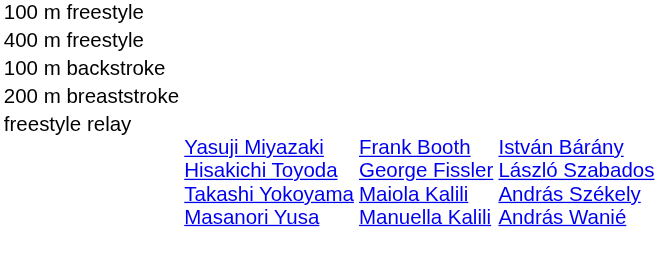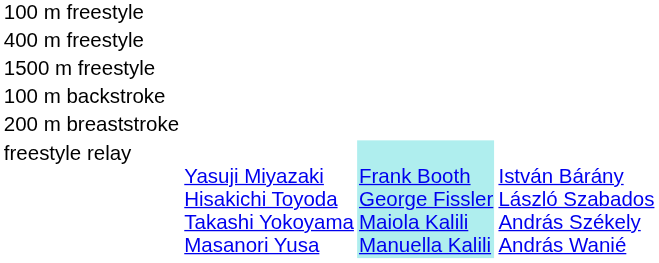+ row: (80, 68)
(426, 182) no background -> (426, 210) paleturquoise background
